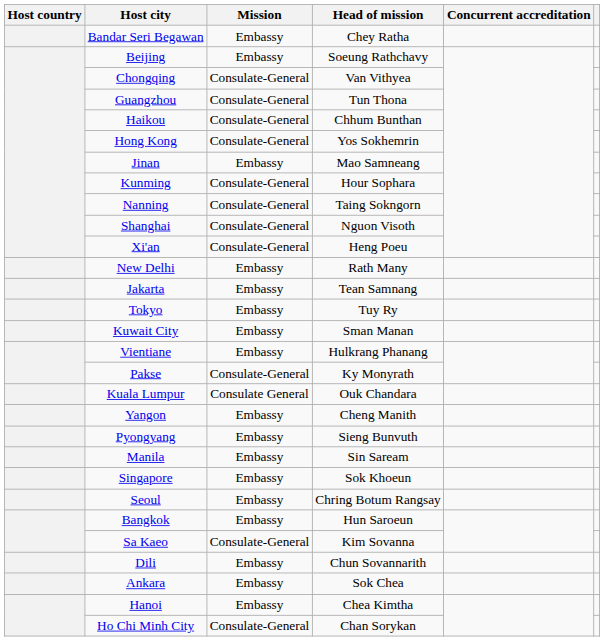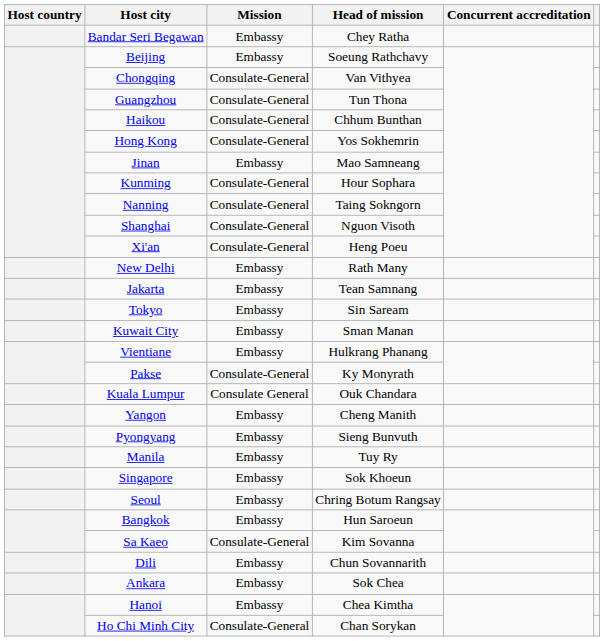(378, 309) Tuy Ry -> (378, 309) Sin Saream
(378, 457) Sin Saream -> (378, 457) Tuy Ry
